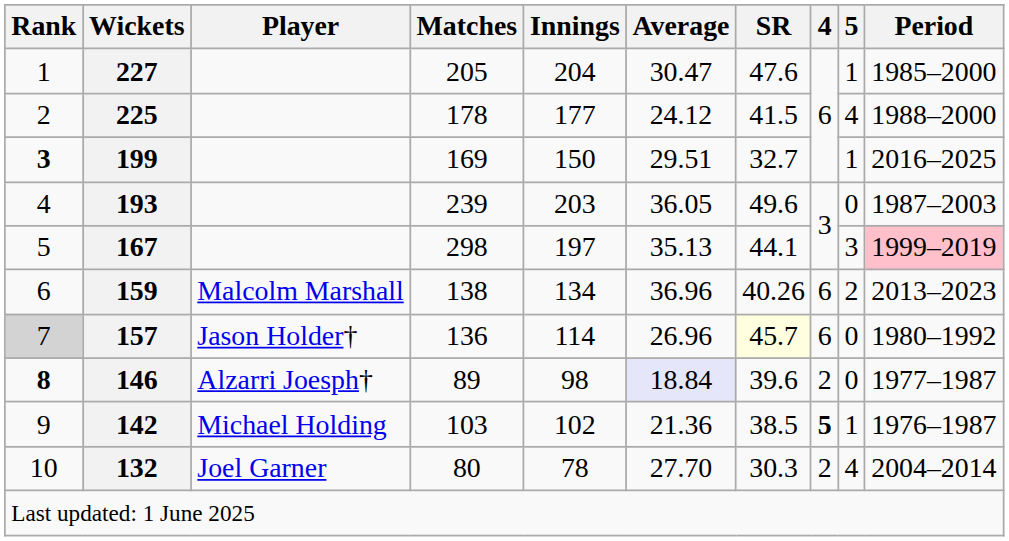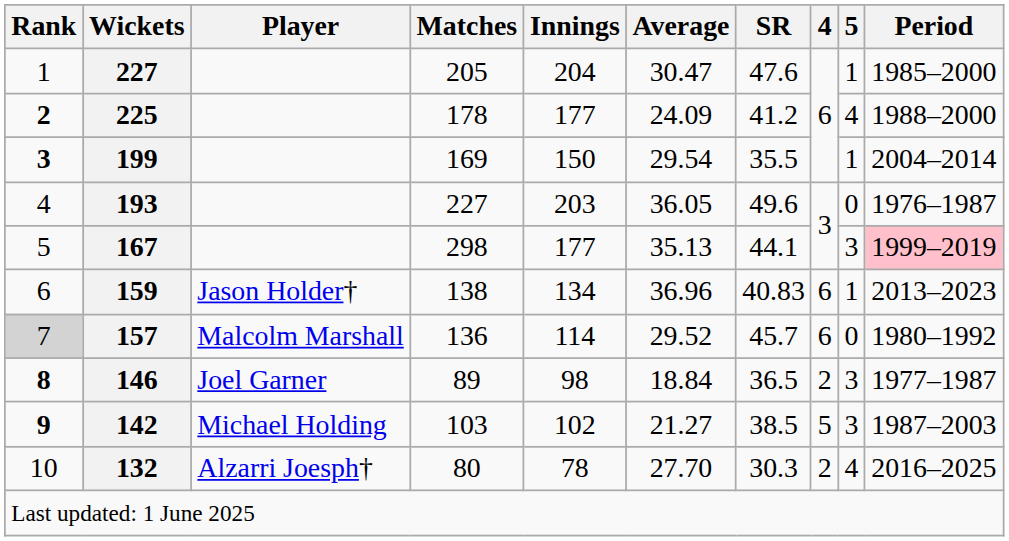(44, 114) normal -> (44, 114) bold
(681, 114) 24.12 -> (681, 114) 24.09
(774, 114) 41.5 -> (774, 114) 41.2
(681, 159) 29.51 -> (681, 159) 29.54
(774, 159) 32.7 -> (774, 159) 35.5
(934, 159) 2016–2025 -> (934, 159) 2004–2014
(467, 203) 239 -> (467, 203) 227
(934, 203) 1987–2003 -> (934, 203) 1976–1987
(575, 247) 197 -> (575, 247) 177
(301, 291) Malcolm Marshall -> (277, 291) Jason Holder†
(774, 291) 40.26 -> (774, 291) 40.83
(851, 291) 2 -> (851, 291) 1
(277, 335) Jason Holder† -> (301, 335) Malcolm Marshall
(681, 335) 26.96 -> (681, 335) 29.52
(774, 335) lightyellow background -> (774, 335) no background
(285, 379) Alzarri Joesph† -> (262, 379) Joel Garner
(681, 379) lavender background -> (681, 379) no background
(774, 379) 39.6 -> (774, 379) 36.5
(851, 379) 0 -> (851, 379) 3
(44, 423) normal -> (44, 423) bold
(681, 423) 21.36 -> (681, 423) 21.27
(825, 423) bold -> (825, 423) normal
(851, 423) 1 -> (851, 423) 3
(934, 423) 1976–1987 -> (934, 423) 1987–2003
(262, 468) Joel Garner -> (285, 468) Alzarri Joesph†
(934, 468) 2004–2014 -> (934, 468) 2016–2025
